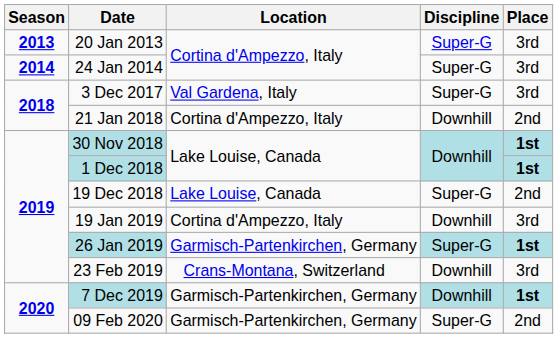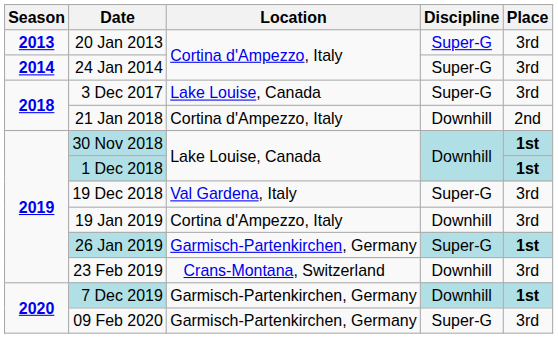(233, 93) Val Gardena, Italy -> (246, 93) Lake Louise, Canada
(246, 194) Lake Louise, Canada -> (233, 194) Val Gardena, Italy
(528, 194) 2nd -> (528, 194) 3rd
(528, 321) 2nd -> (528, 321) 3rd
